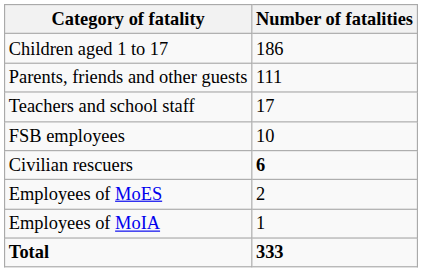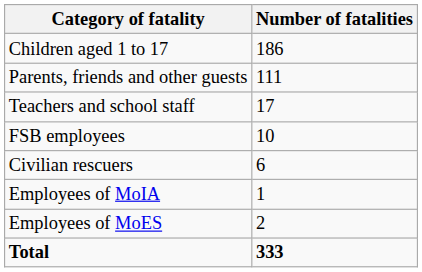(261, 164) bold -> (261, 164) normal
rows swapped: (85, 194) <-> (84, 223)
